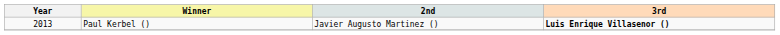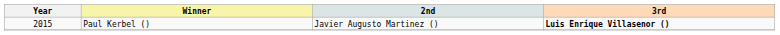(43, 24) 2013 -> (43, 24) 2015
